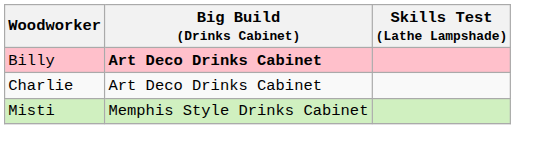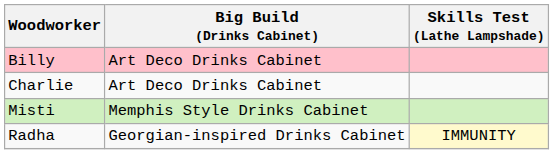(215, 60) bold -> (215, 60) normal
+ row: (31, 136)
